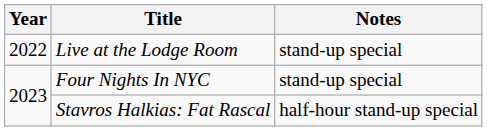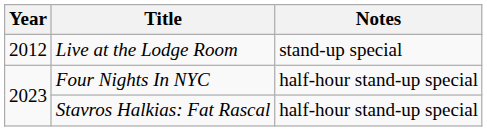(28, 49) 2022 -> (28, 49) 2012
(341, 79) stand-up special -> (379, 79) half-hour stand-up special
